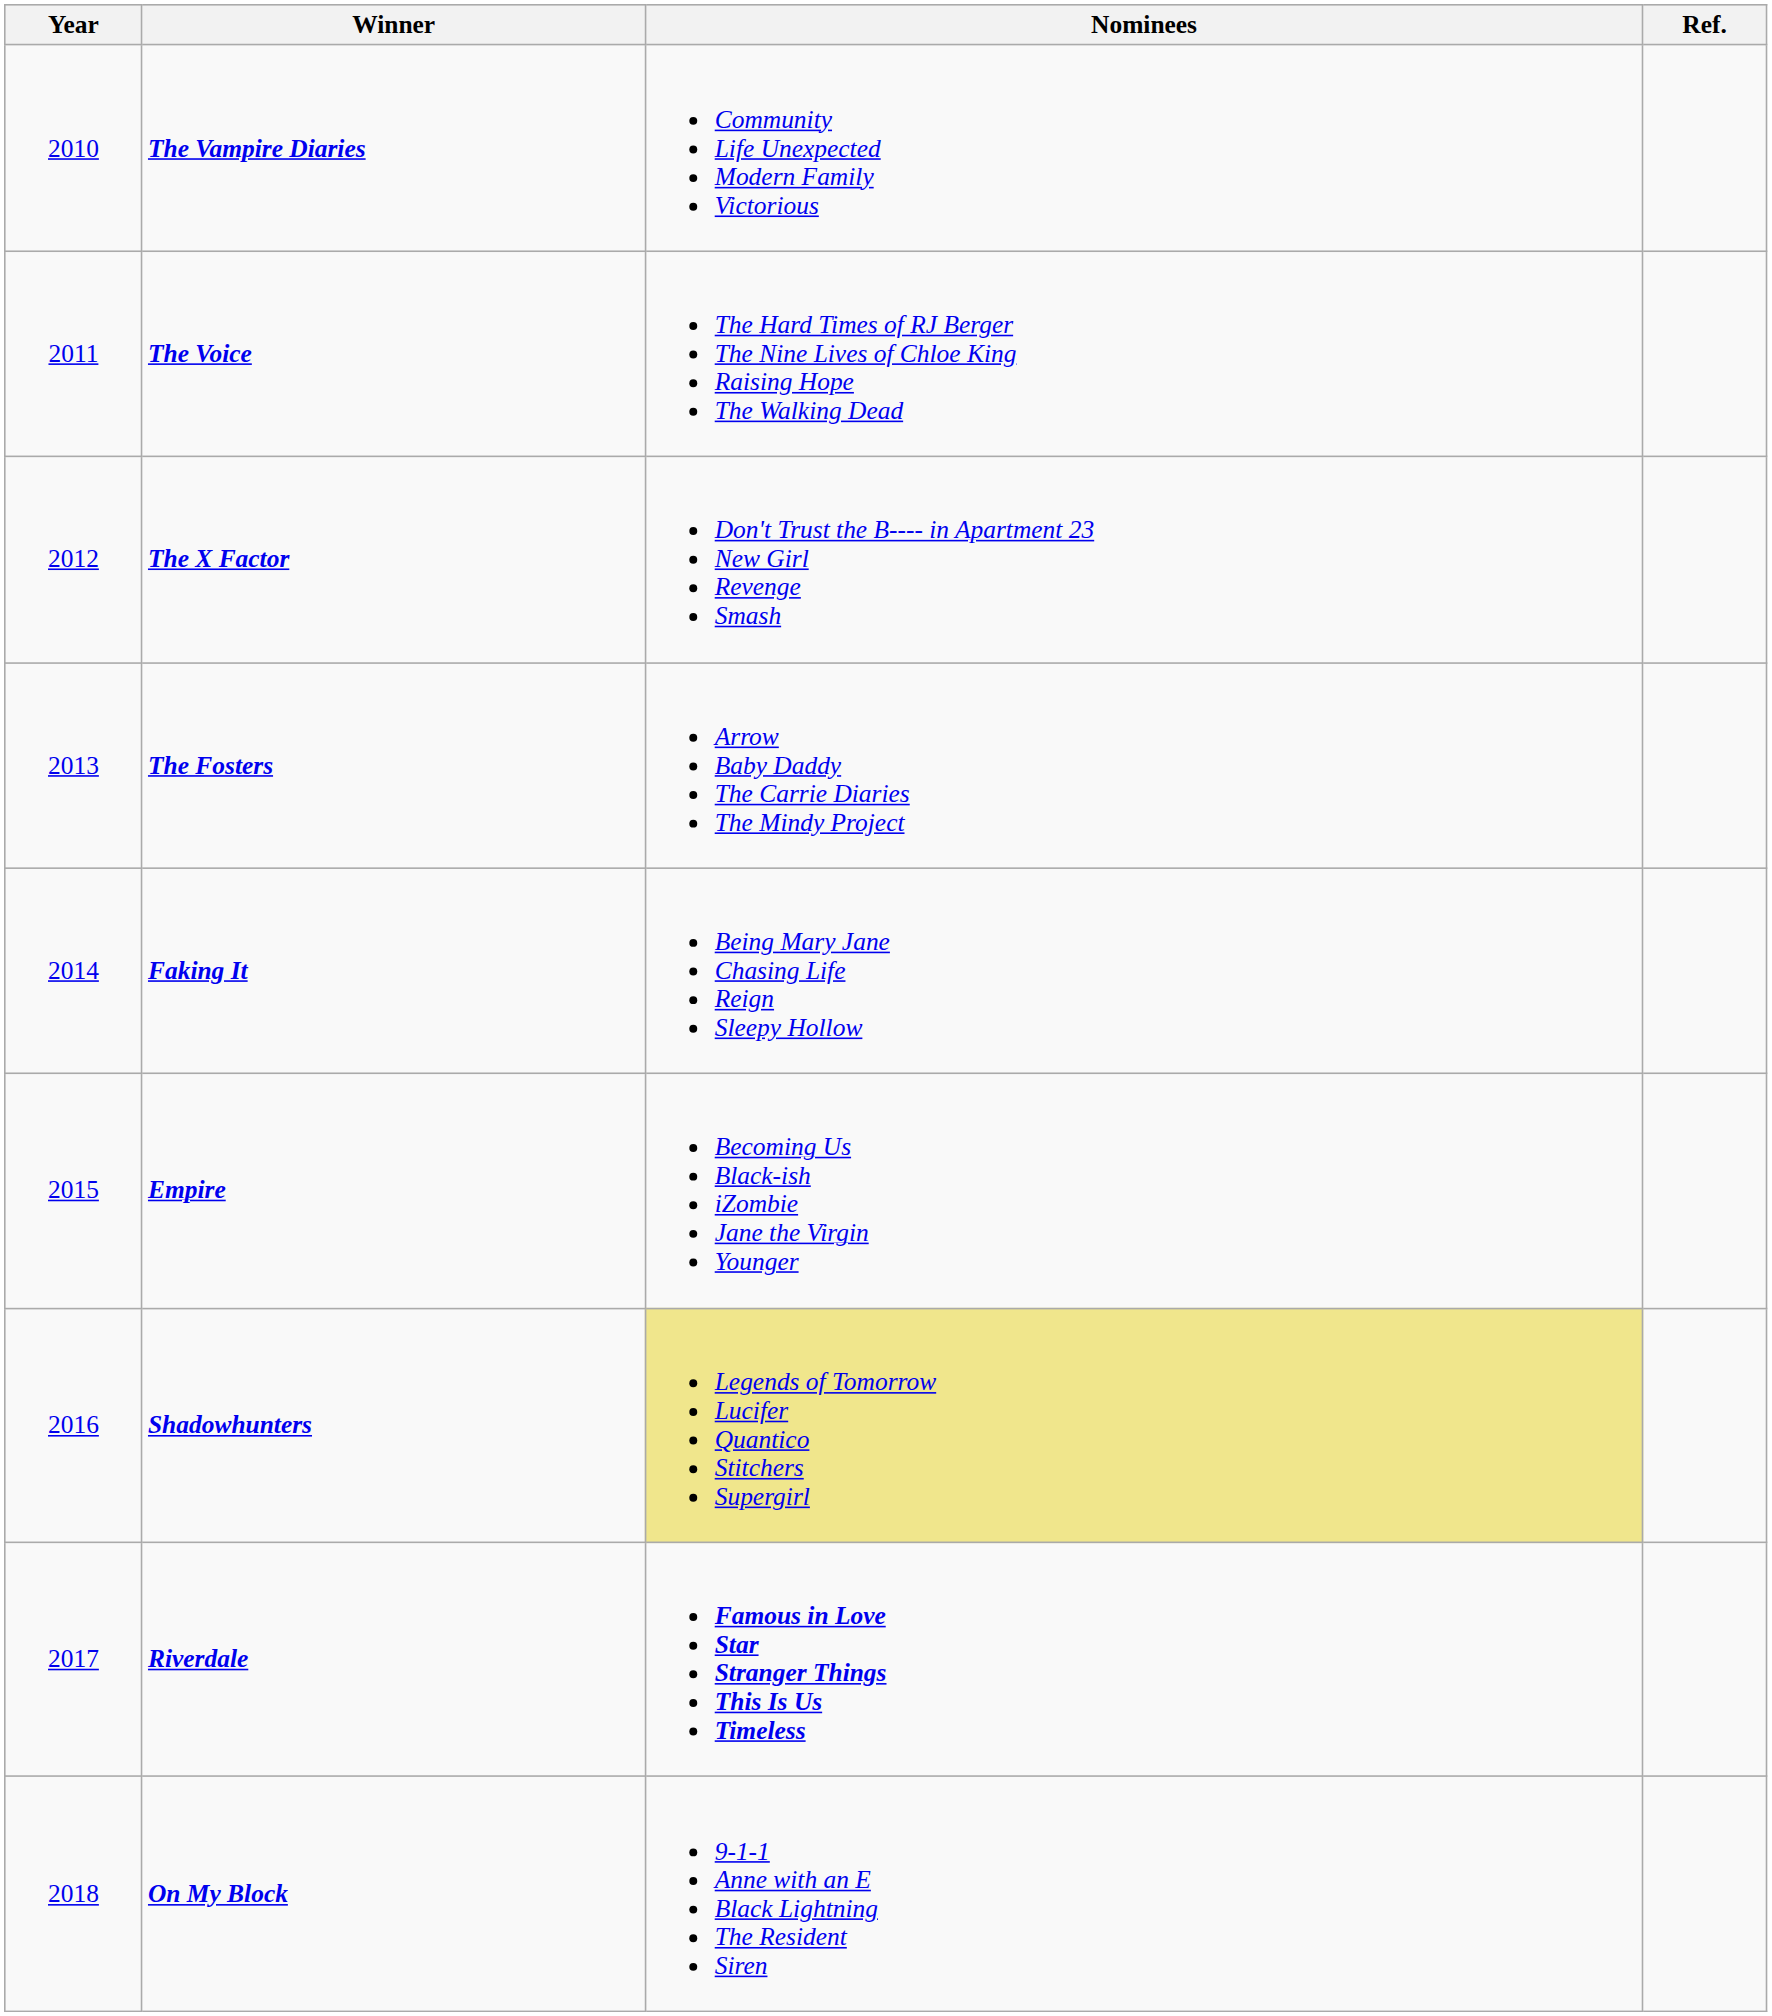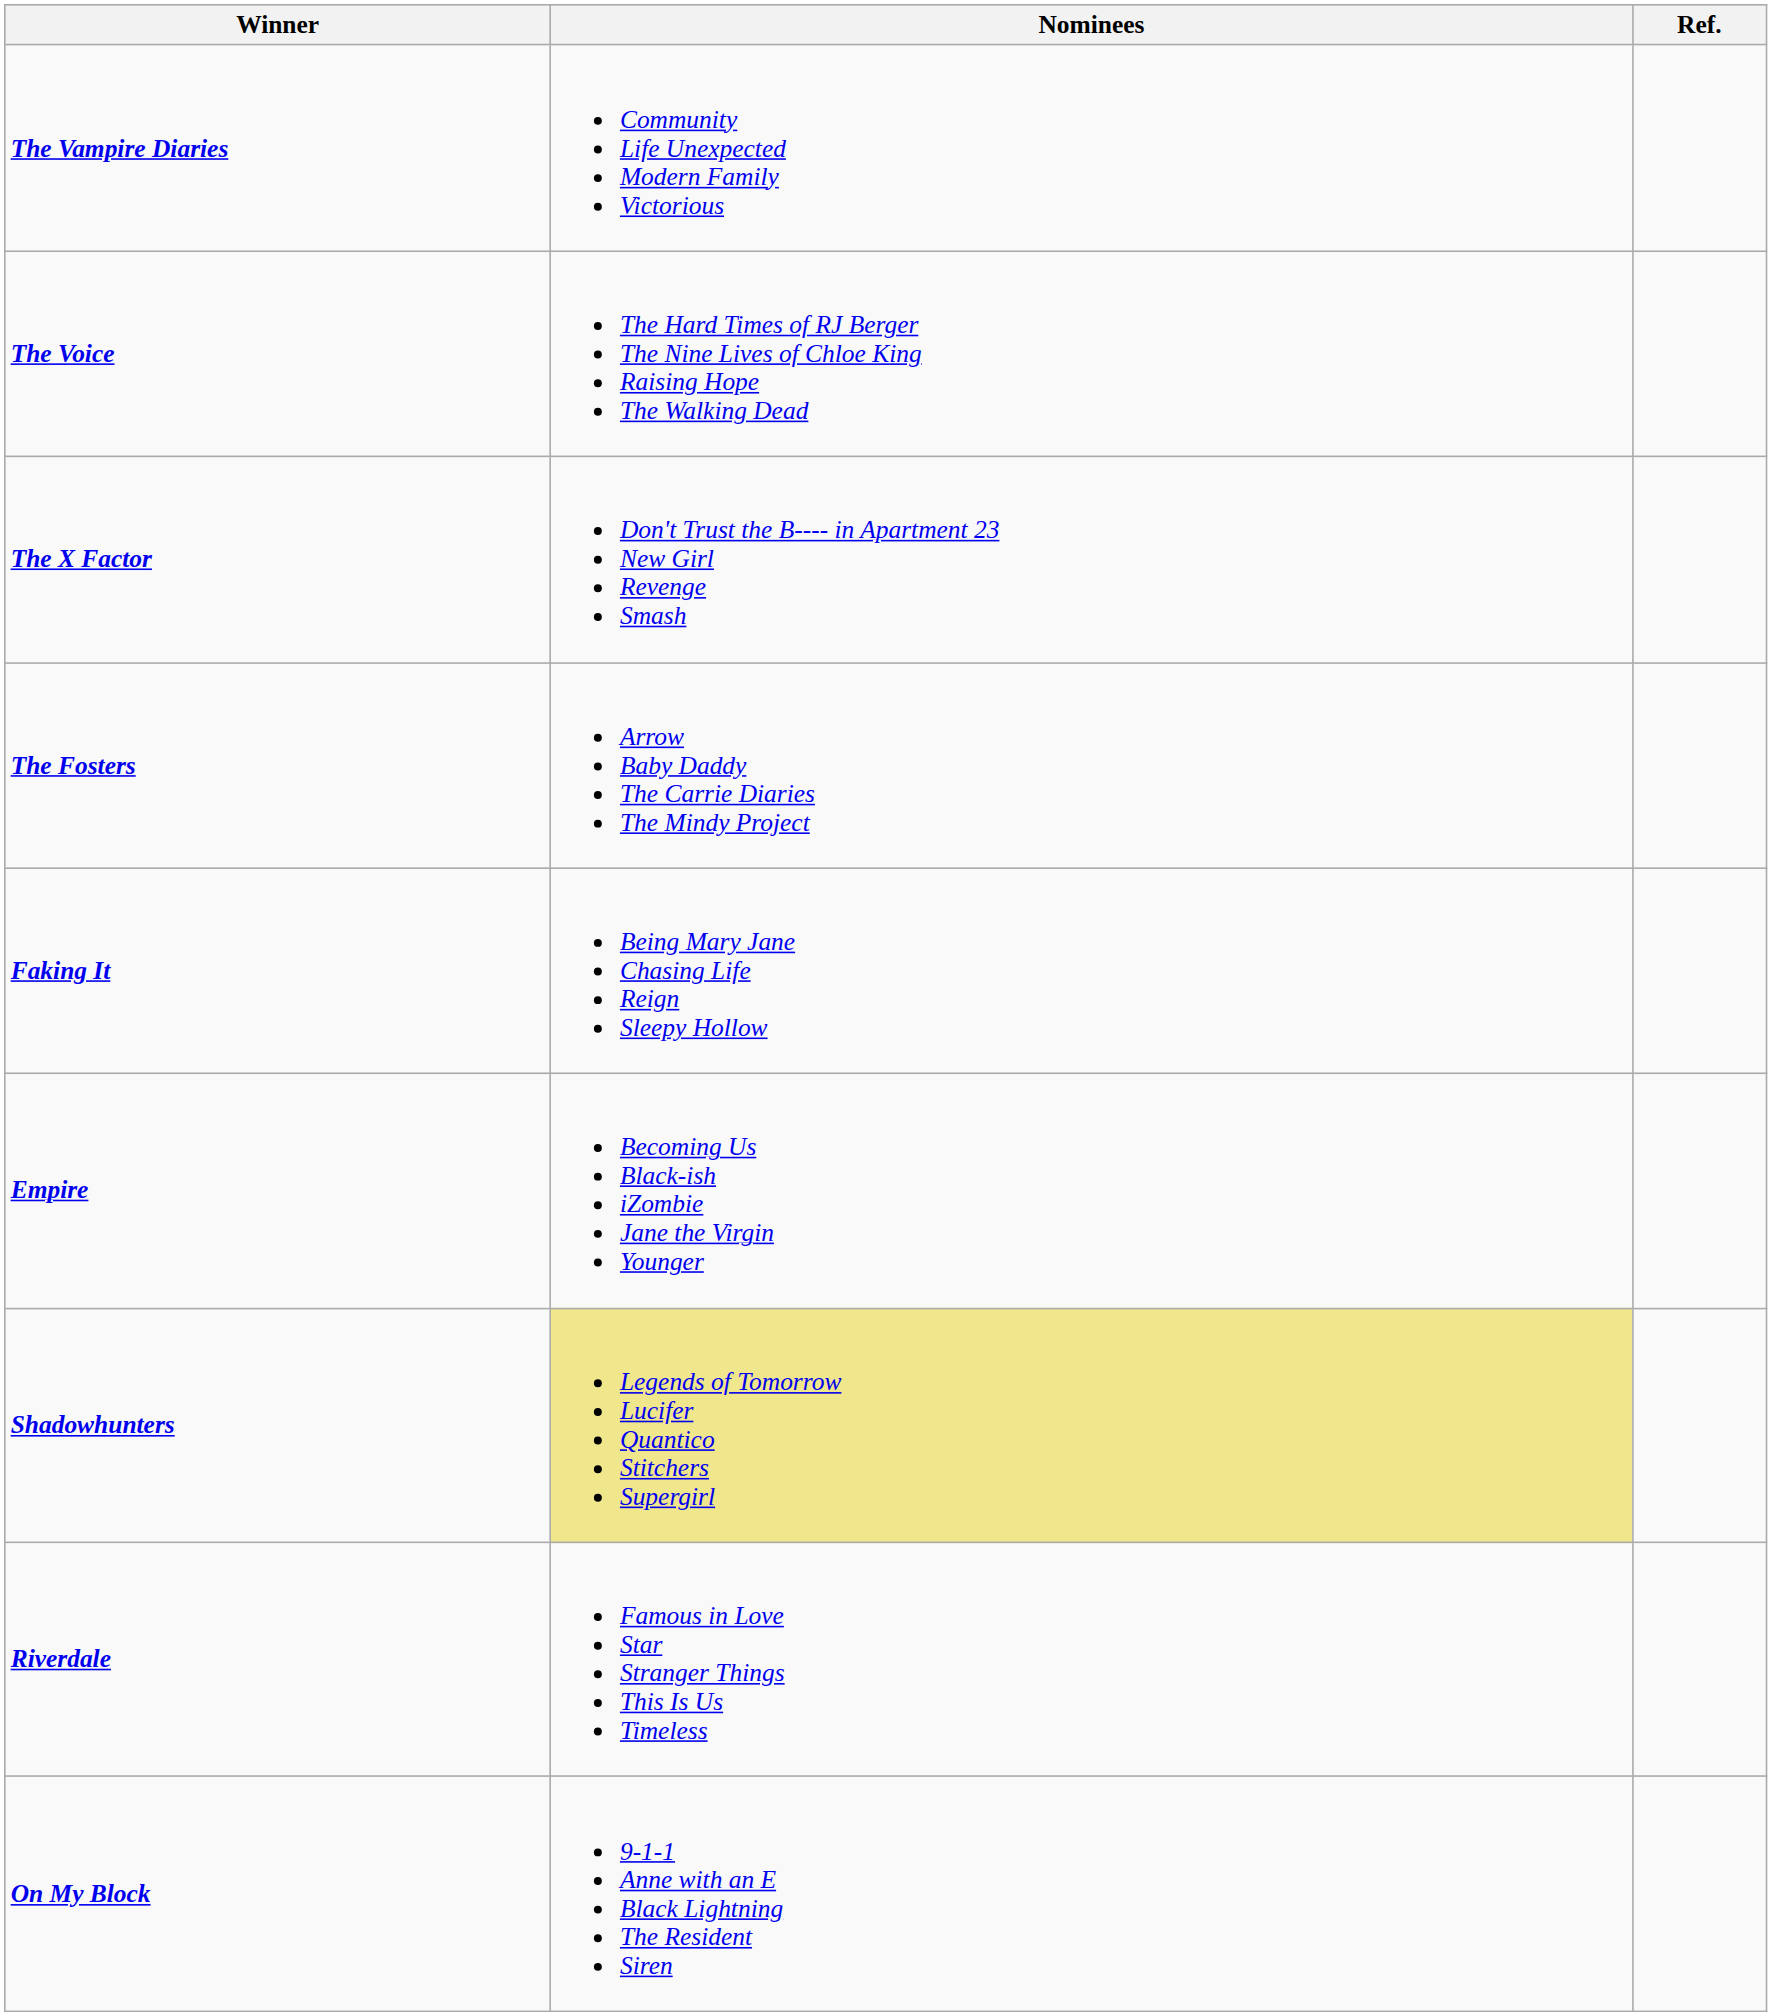- column: (73, 24)
(1144, 1674) bold -> (1091, 1674) normal
